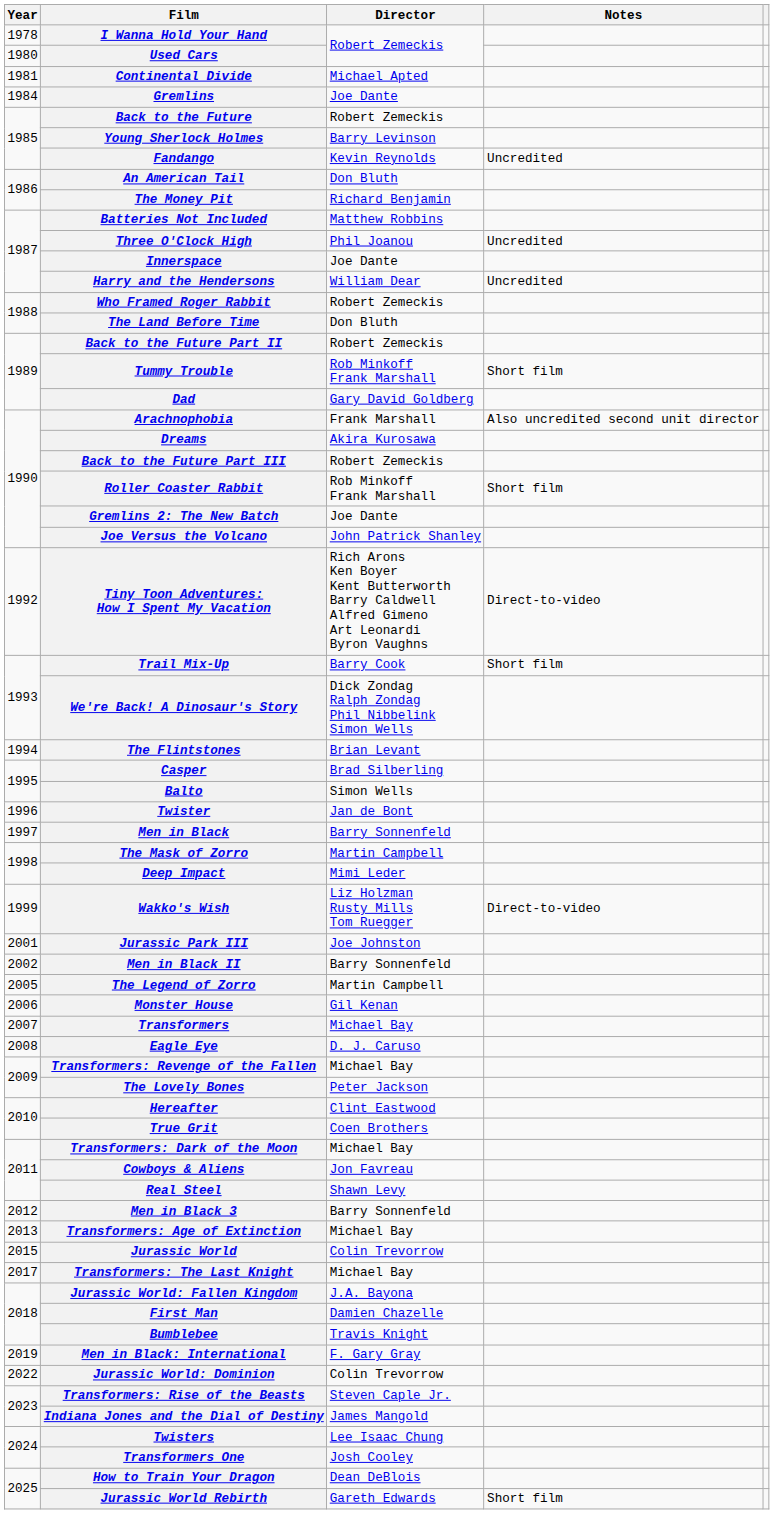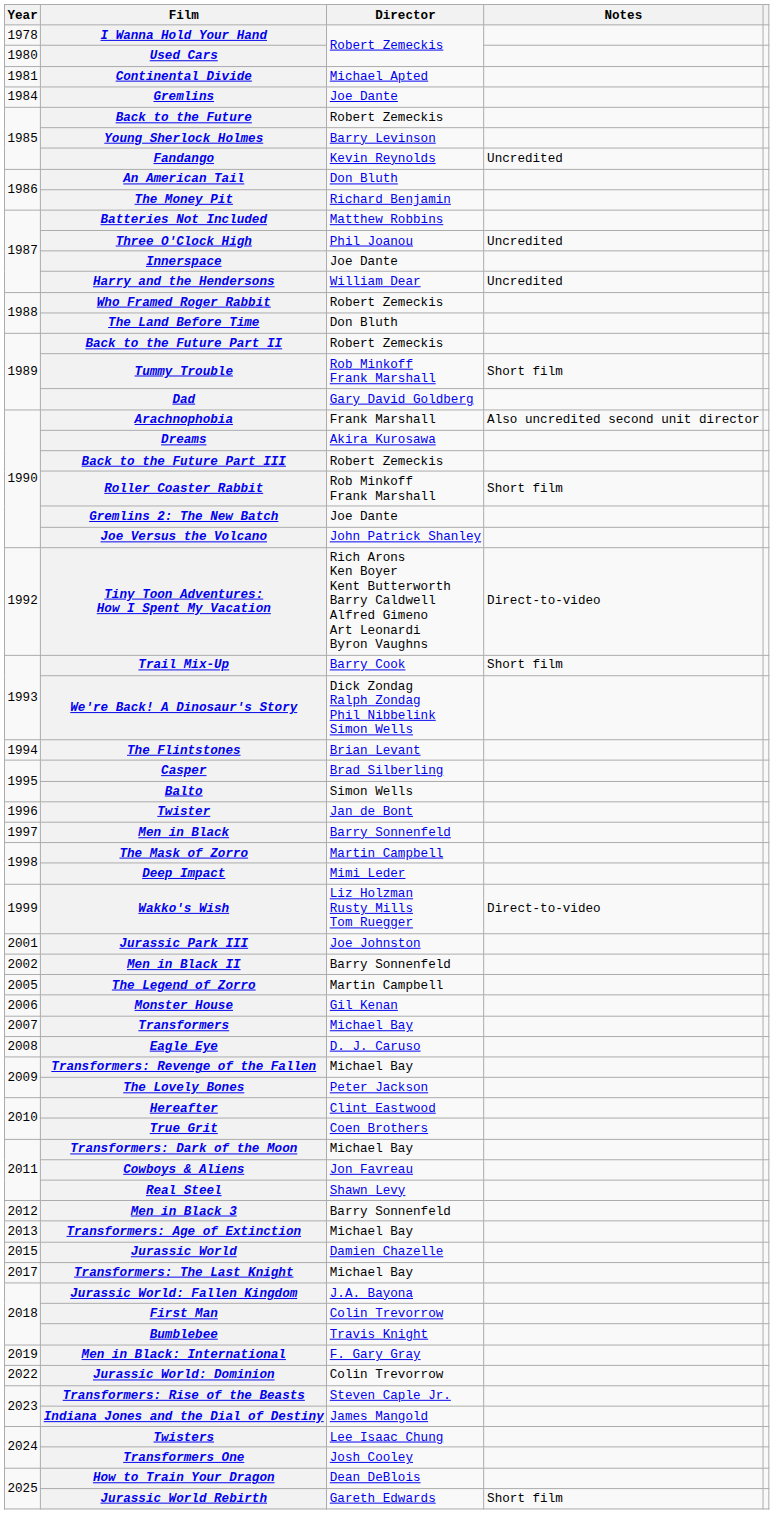(387, 1252) Colin Trevorrow -> (387, 1252) Damien Chazelle
(387, 1314) Damien Chazelle -> (387, 1314) Colin Trevorrow
